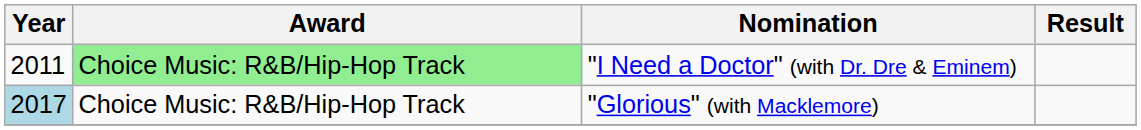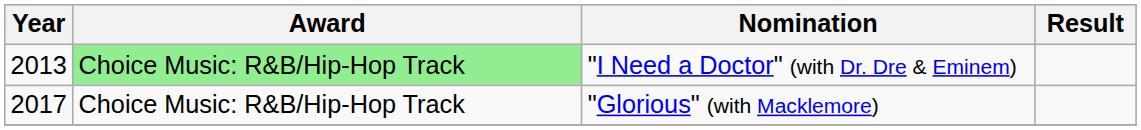(38, 64) 2011 -> (39, 64) 2013
(39, 104) lightblue background -> (39, 104) no background
